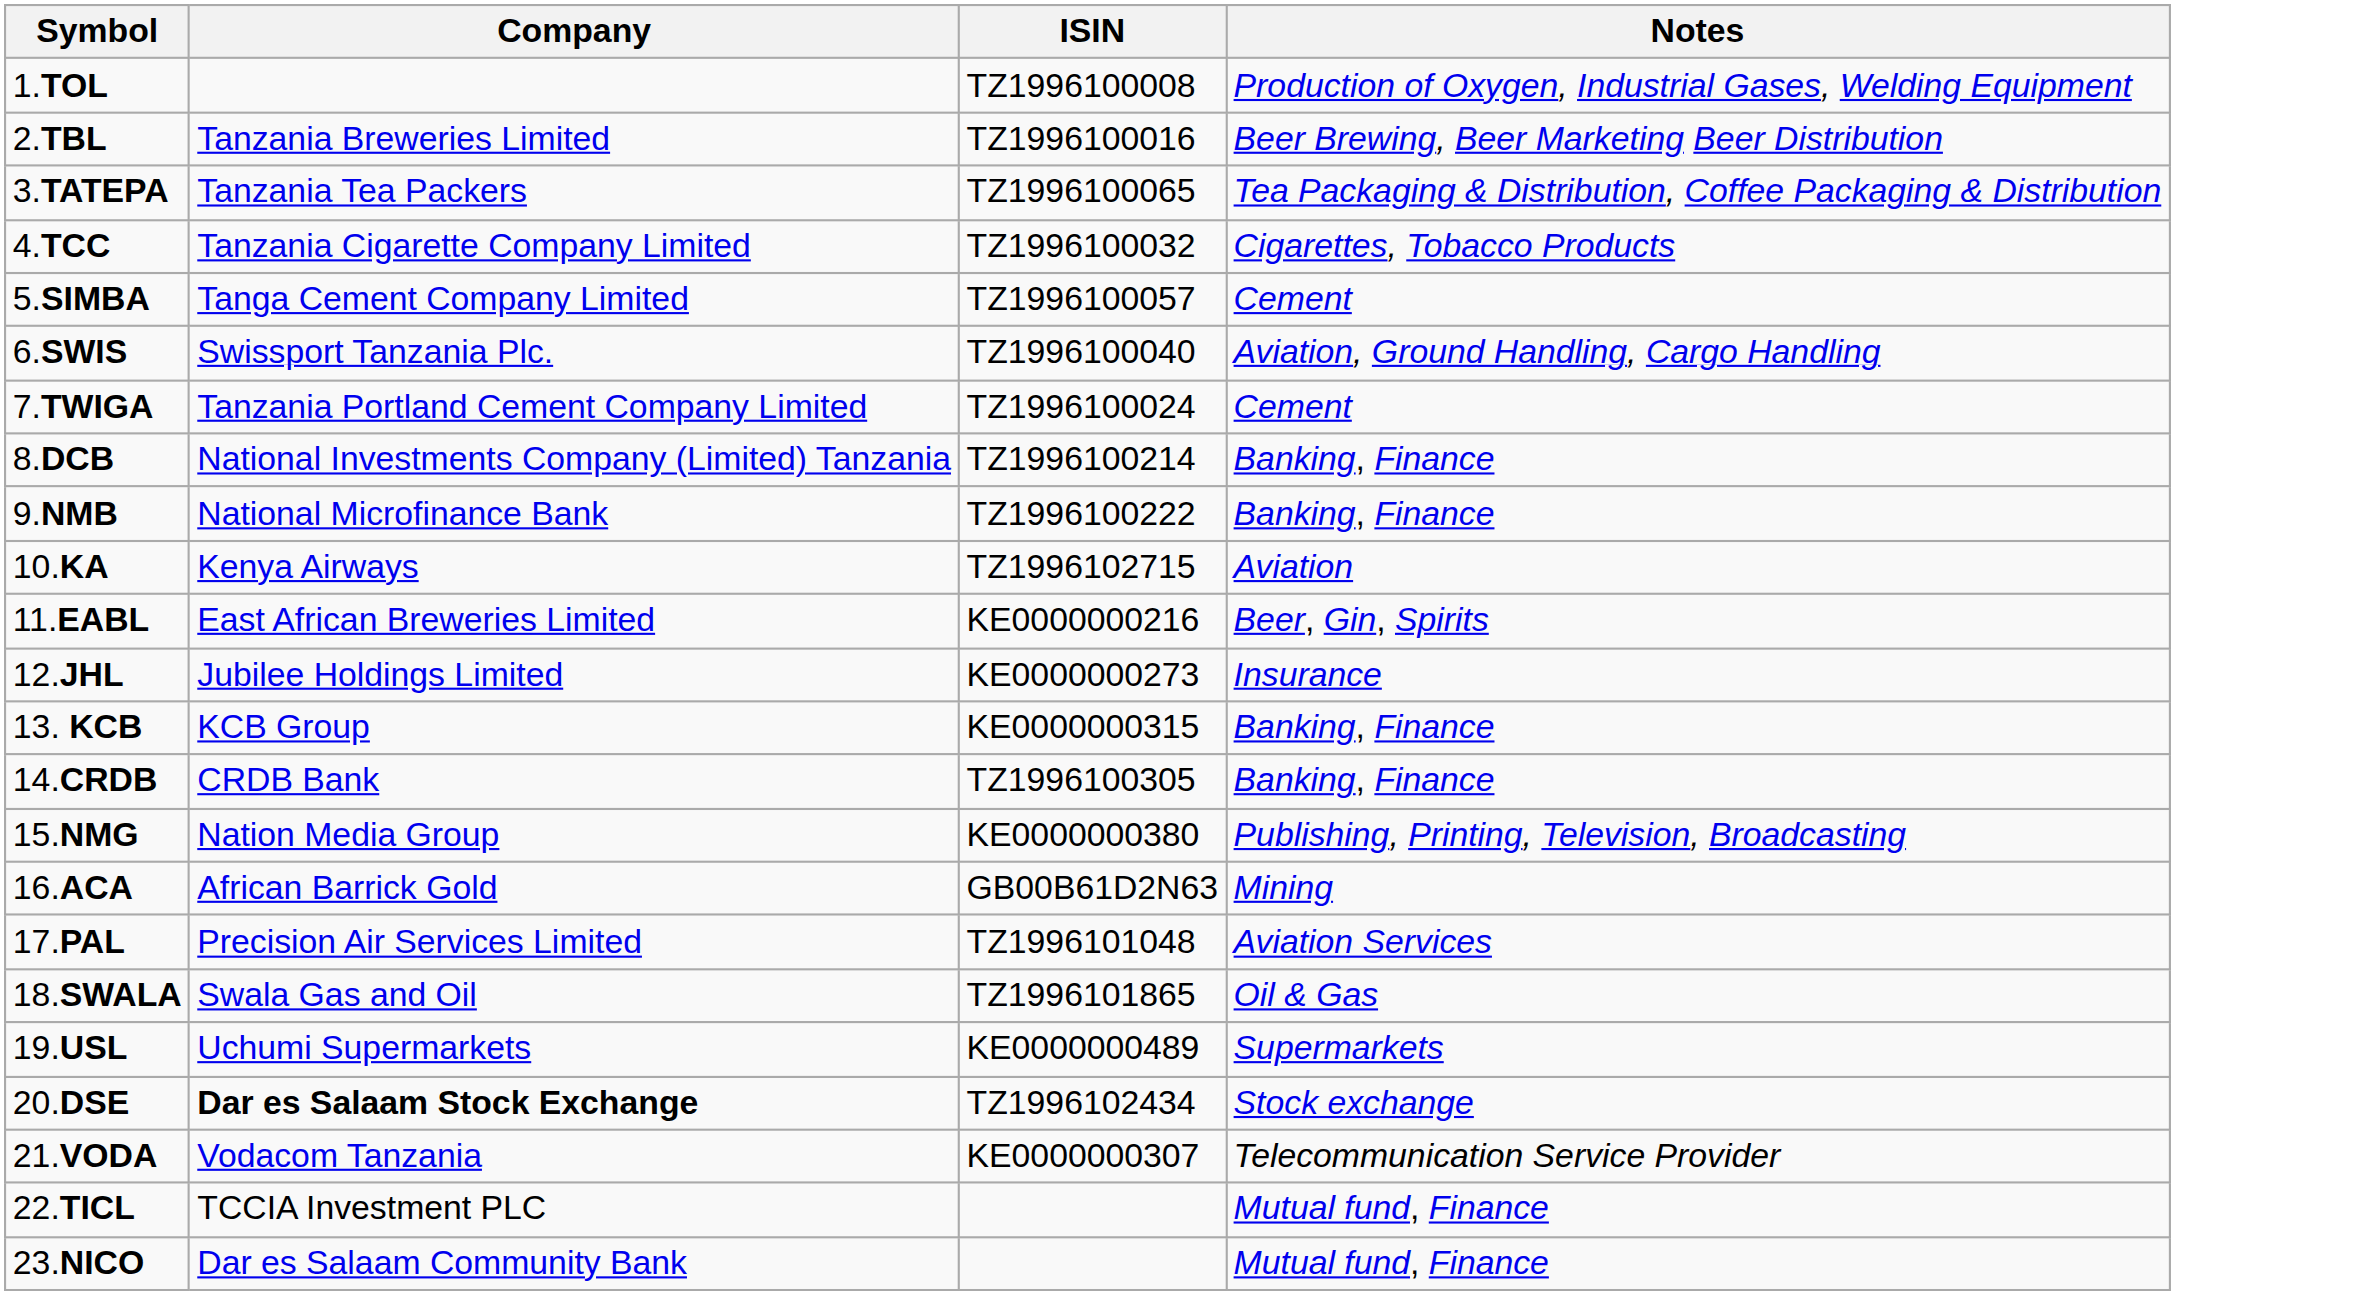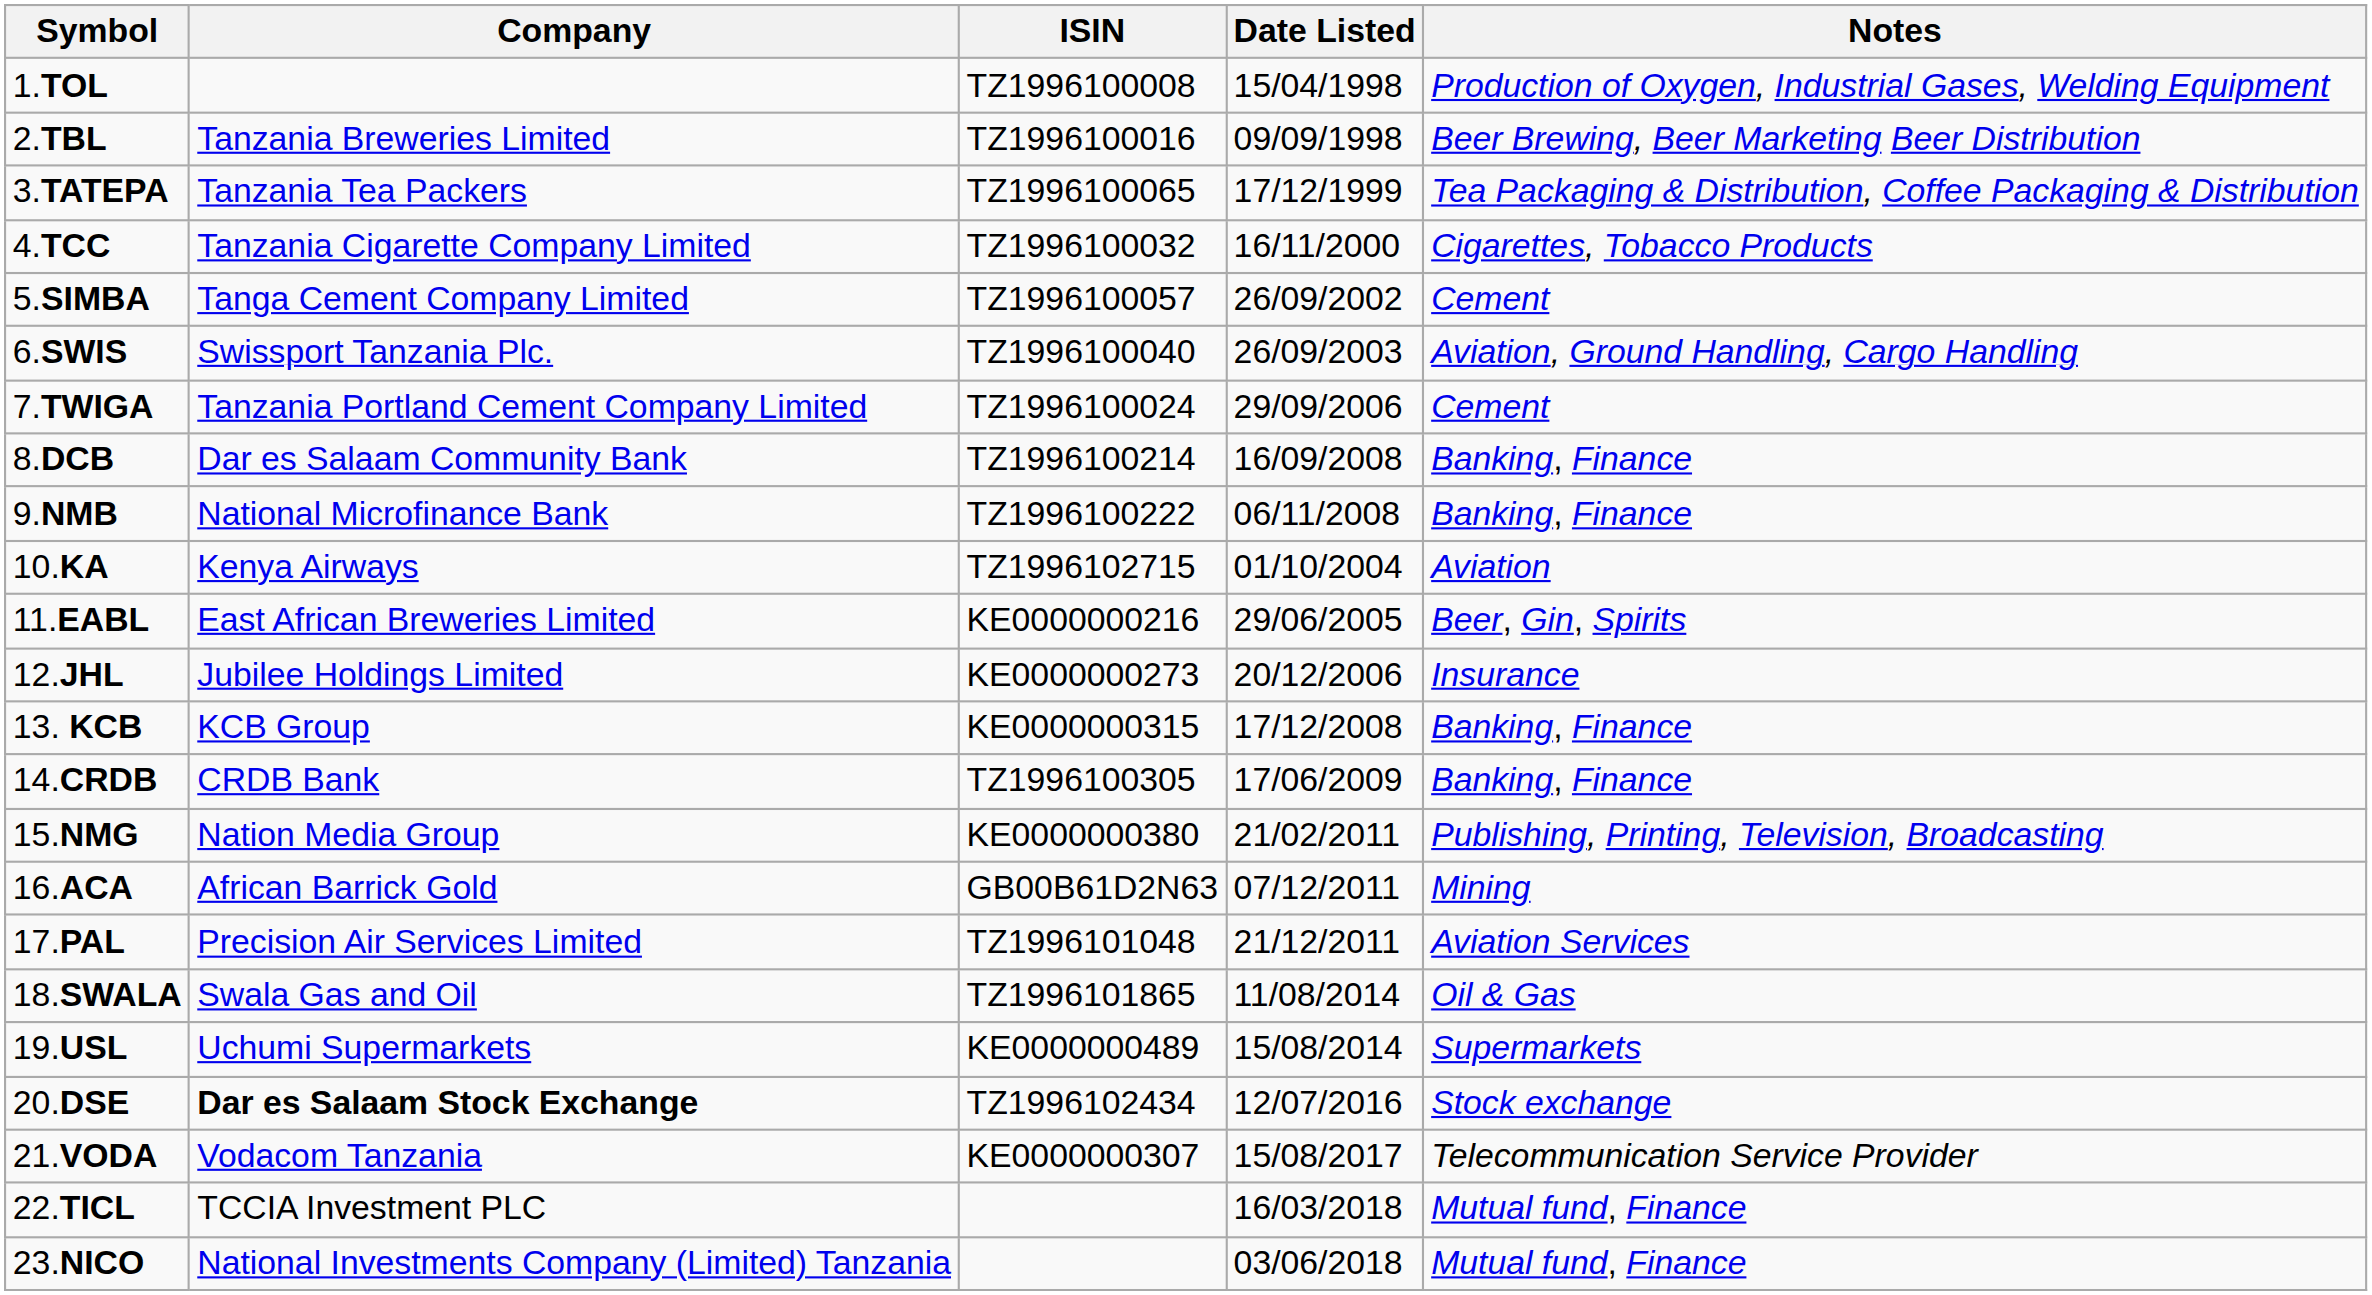+ column: (1325, 31)
(574, 459) National Investments Company (Limited) Tanzania -> (442, 459) Dar es Salaam Community Bank
(442, 1262) Dar es Salaam Community Bank -> (574, 1262) National Investments Company (Limited) Tanzania
